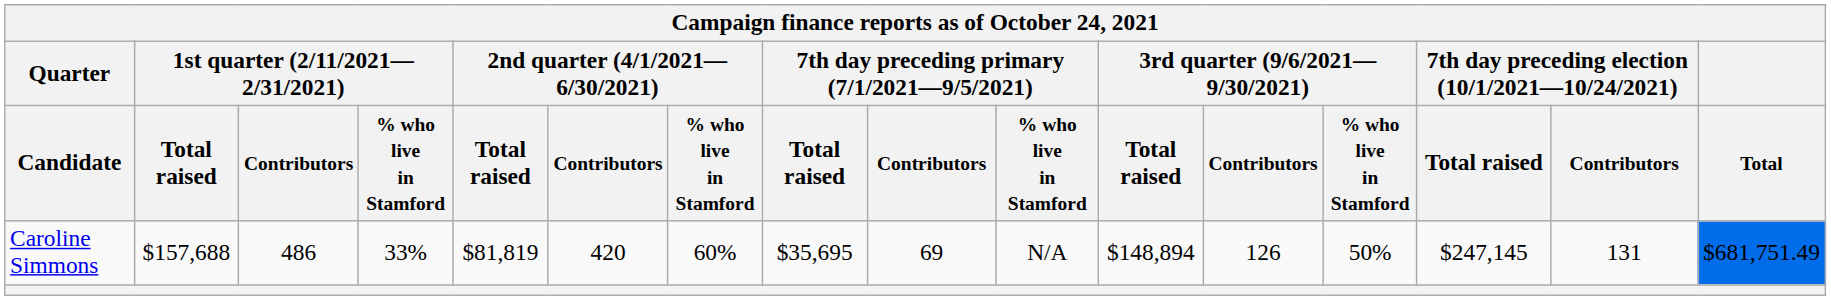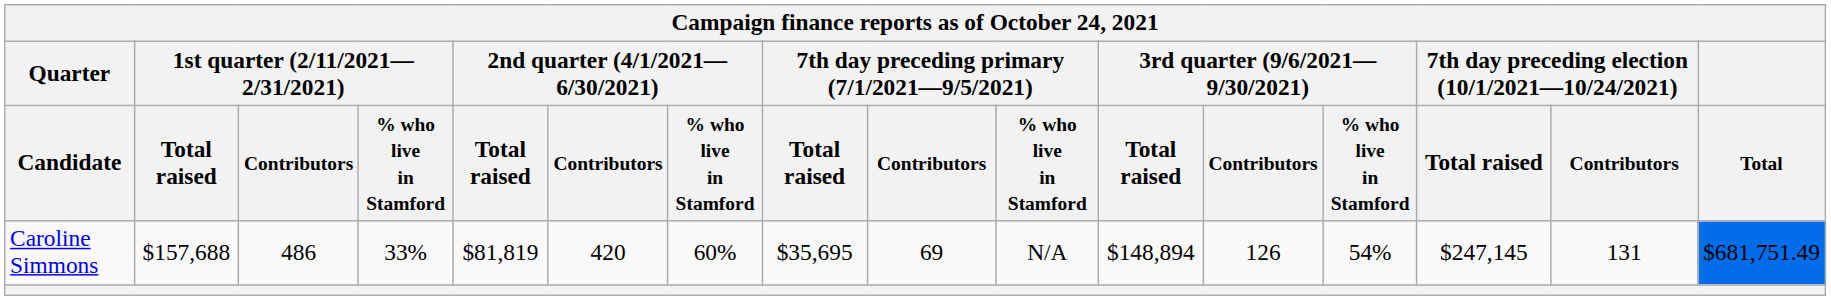(1370, 252) 50% -> (1370, 252) 54%
